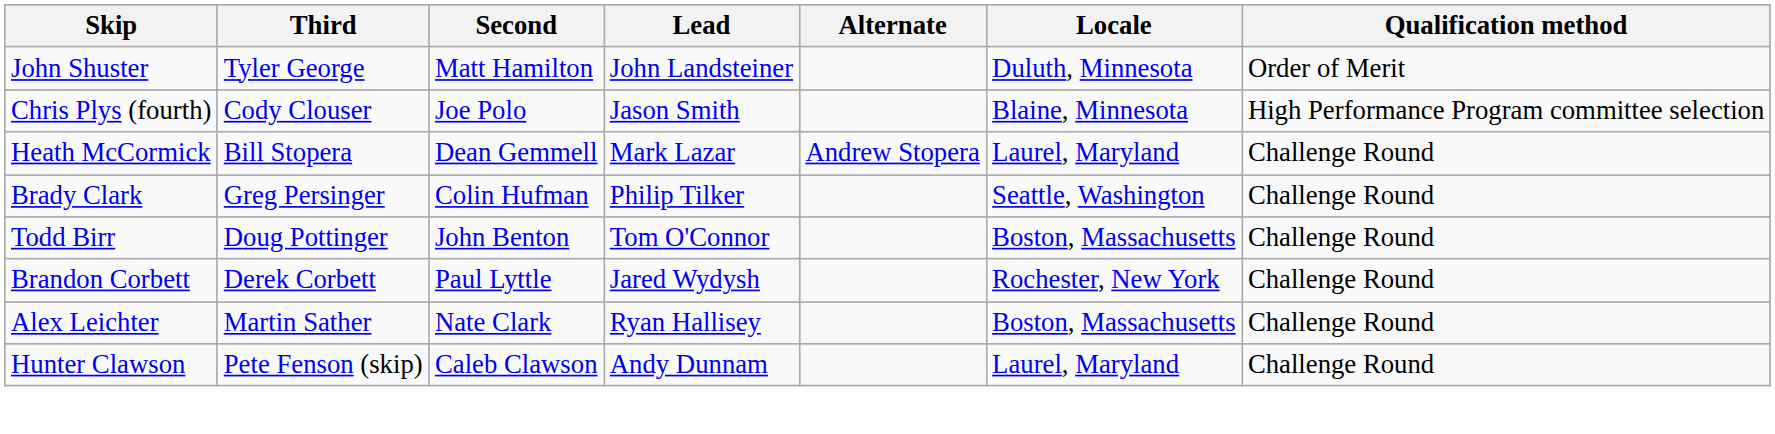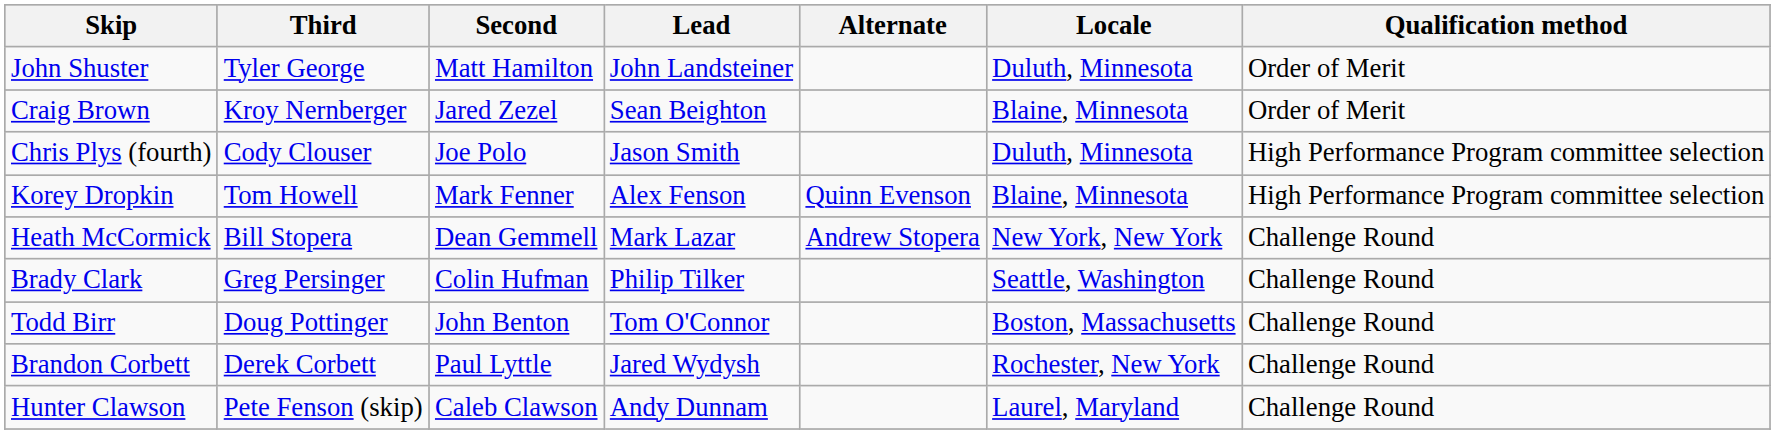+ row: (80, 110)
(1090, 110) Blaine, Minnesota -> (1092, 152) Duluth, Minnesota
+ row: (92, 195)
(1086, 152) Laurel, Maryland -> (1107, 237) New York, New York
- row: (85, 322)
